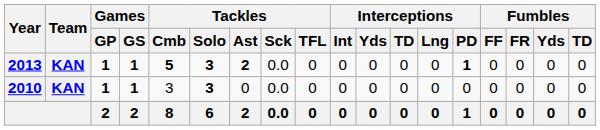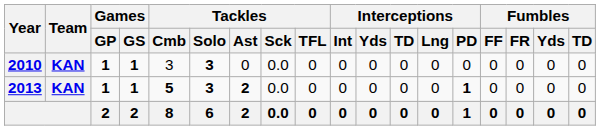rows swapped: (25, 88) <-> (25, 64)
